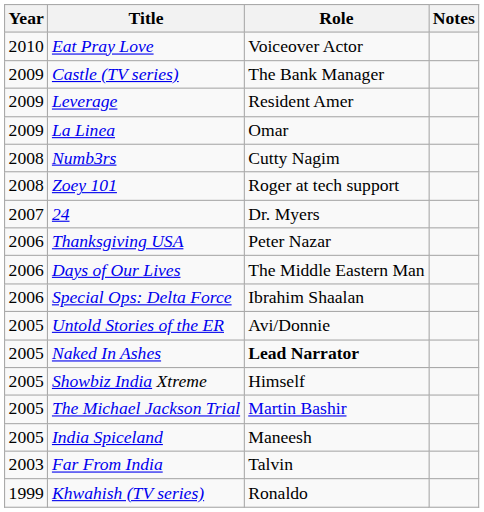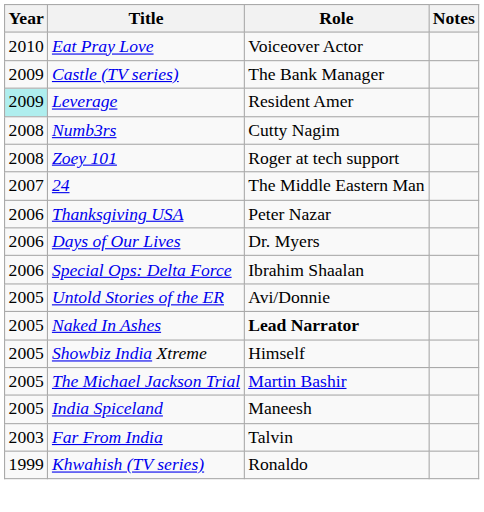(26, 102) no background -> (26, 102) paleturquoise background
- row: (83, 130)
(284, 213) Dr. Myers -> (336, 185) The Middle Eastern Man
(336, 269) The Middle Eastern Man -> (284, 241) Dr. Myers
